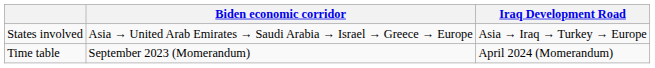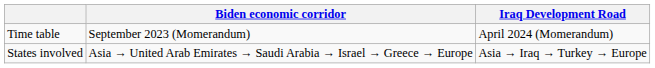rows swapped: (34, 53) <-> (45, 33)
